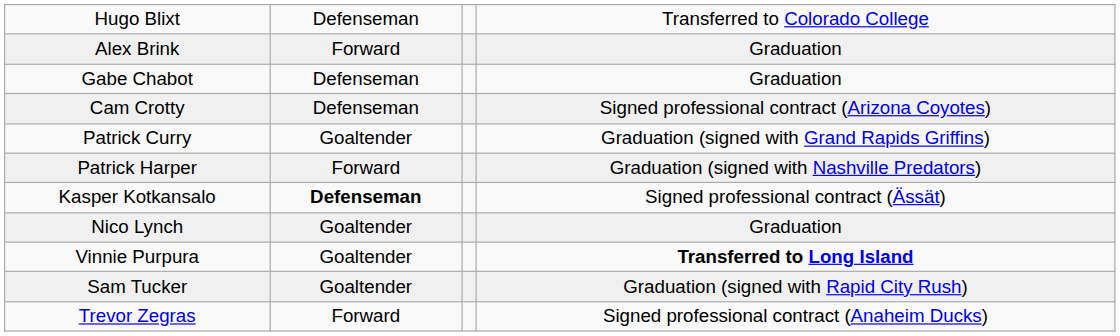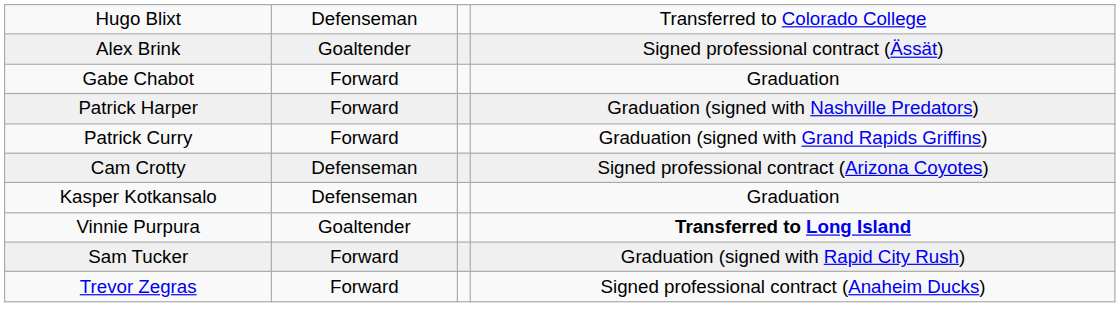(366, 49) Forward -> (364, 49) Goaltender
(795, 49) Graduation -> (793, 49) Signed professional contract (Ässät)
(366, 78) Defenseman -> (364, 78) Forward
rows swapped: (137, 108) <-> (137, 167)
(366, 138) Goaltender -> (364, 138) Forward
(366, 197) bold -> (364, 197) normal
(795, 197) Signed professional contract (Ässät) -> (793, 197) Graduation
- row: (137, 227)
(366, 286) Goaltender -> (364, 256) Forward
